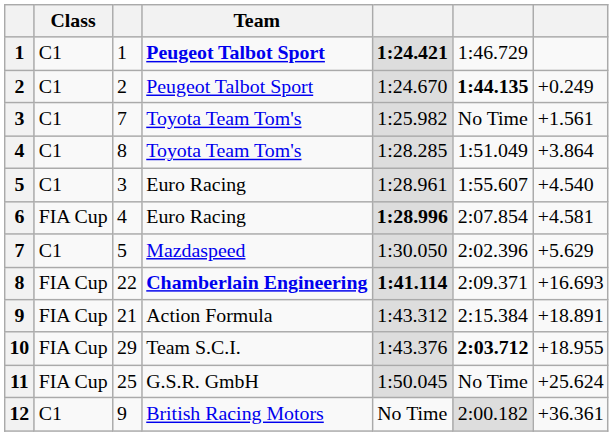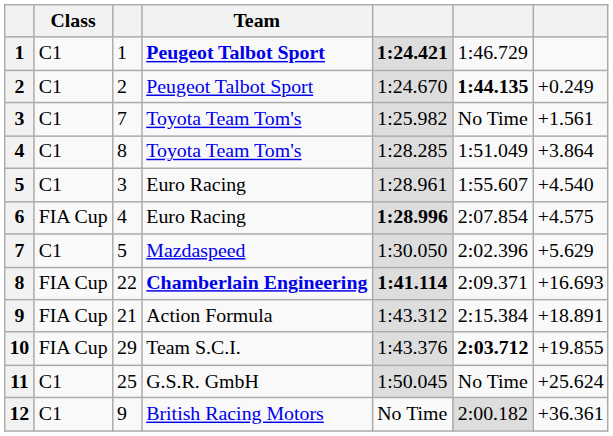(566, 217) +4.581 -> (566, 217) +4.575
(571, 348) +18.955 -> (571, 348) +19.855
(73, 380) FIA Cup -> (50, 380) C1
